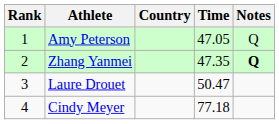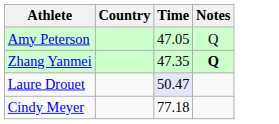- column: (25, 15)
(214, 84) no background -> (173, 84) lavender background
